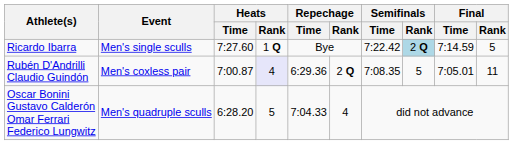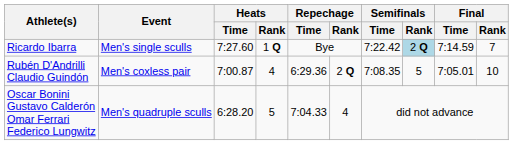(492, 48) 5 -> (492, 48) 7
(272, 71) lavender background -> (272, 71) no background
(492, 71) 11 -> (492, 71) 10
